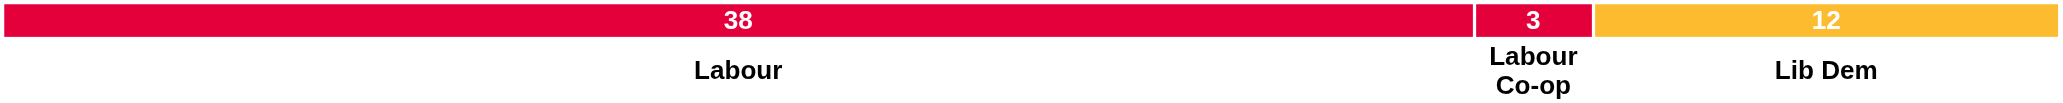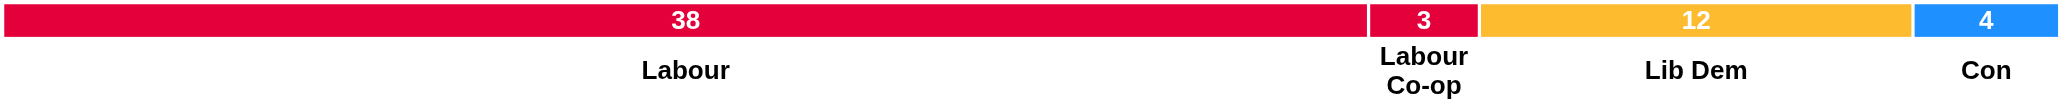+ column: (1986, 20)
